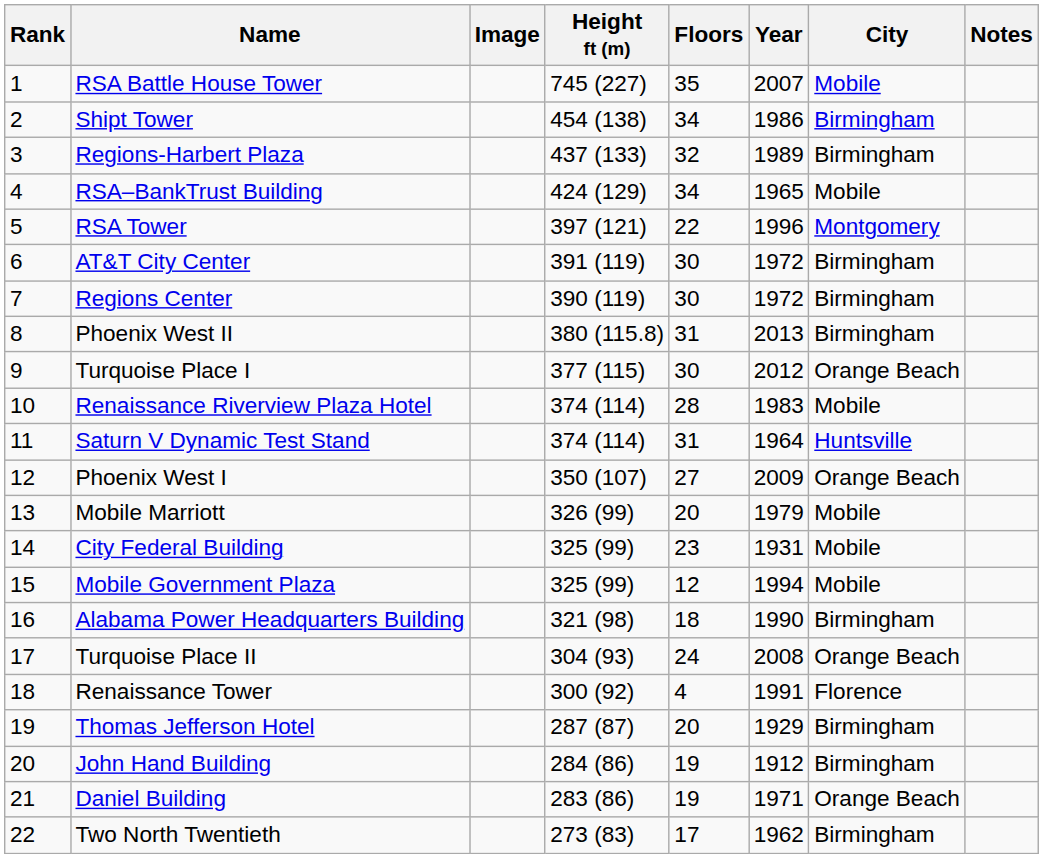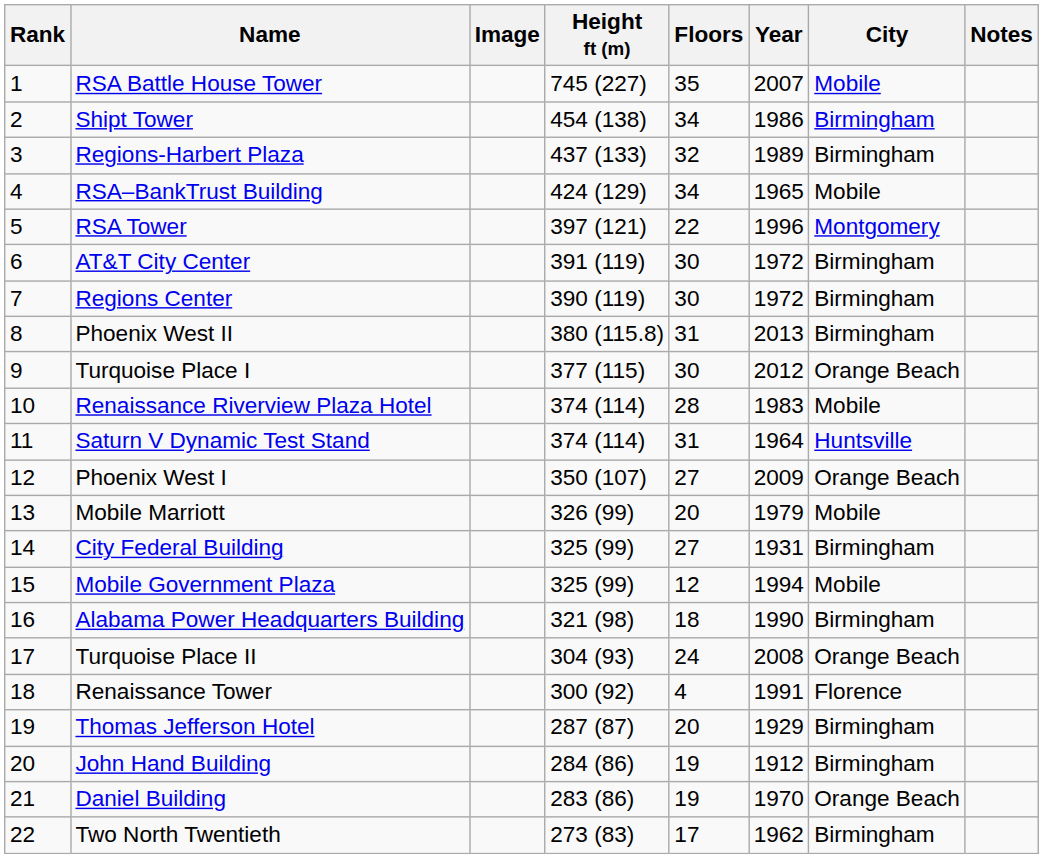(687, 548) 23 -> (687, 548) 27
(848, 548) Mobile -> (874, 548) Birmingham
(779, 799) 1971 -> (779, 799) 1970
